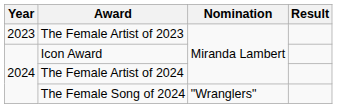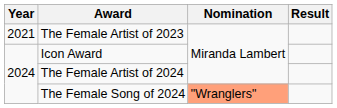(21, 34) 2023 -> (21, 34) 2021
(224, 93) no background -> (224, 93) lightsalmon background
